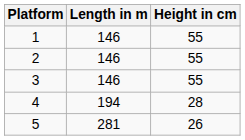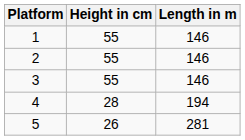columns swapped: (109, 15) <-> (195, 15)
